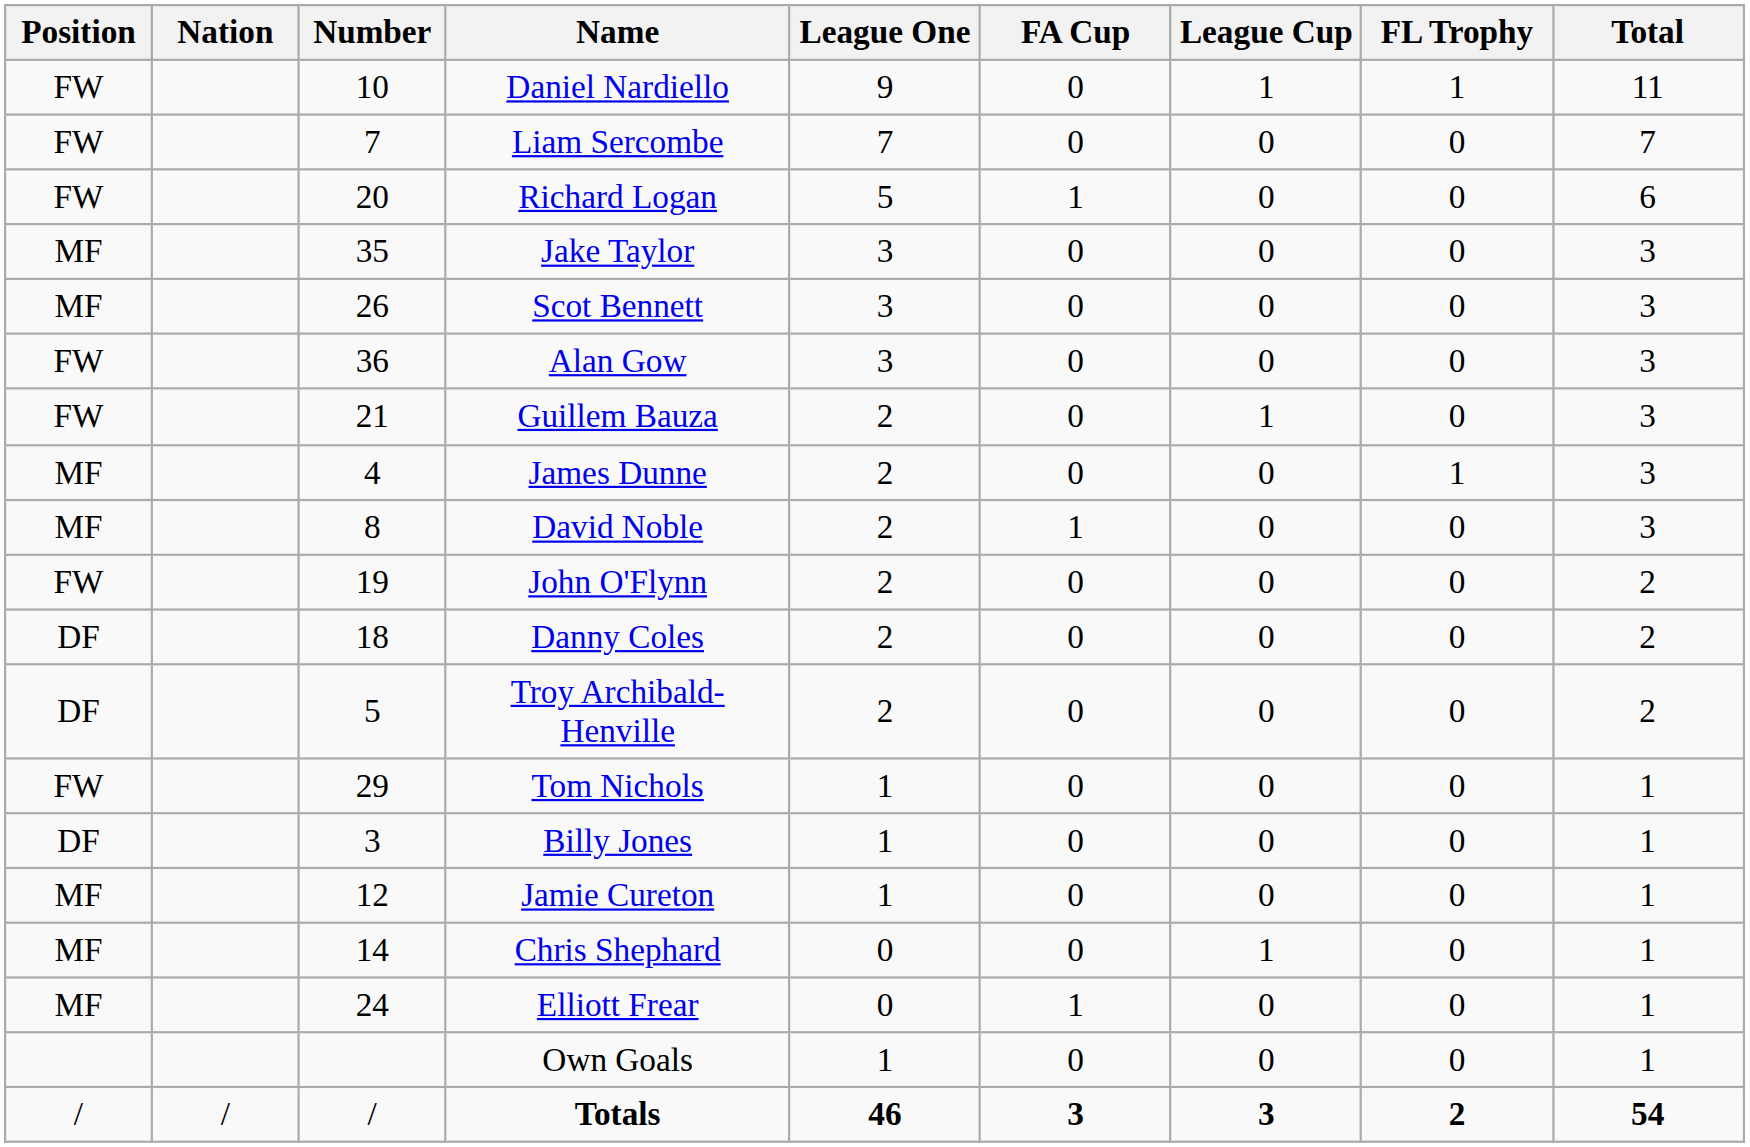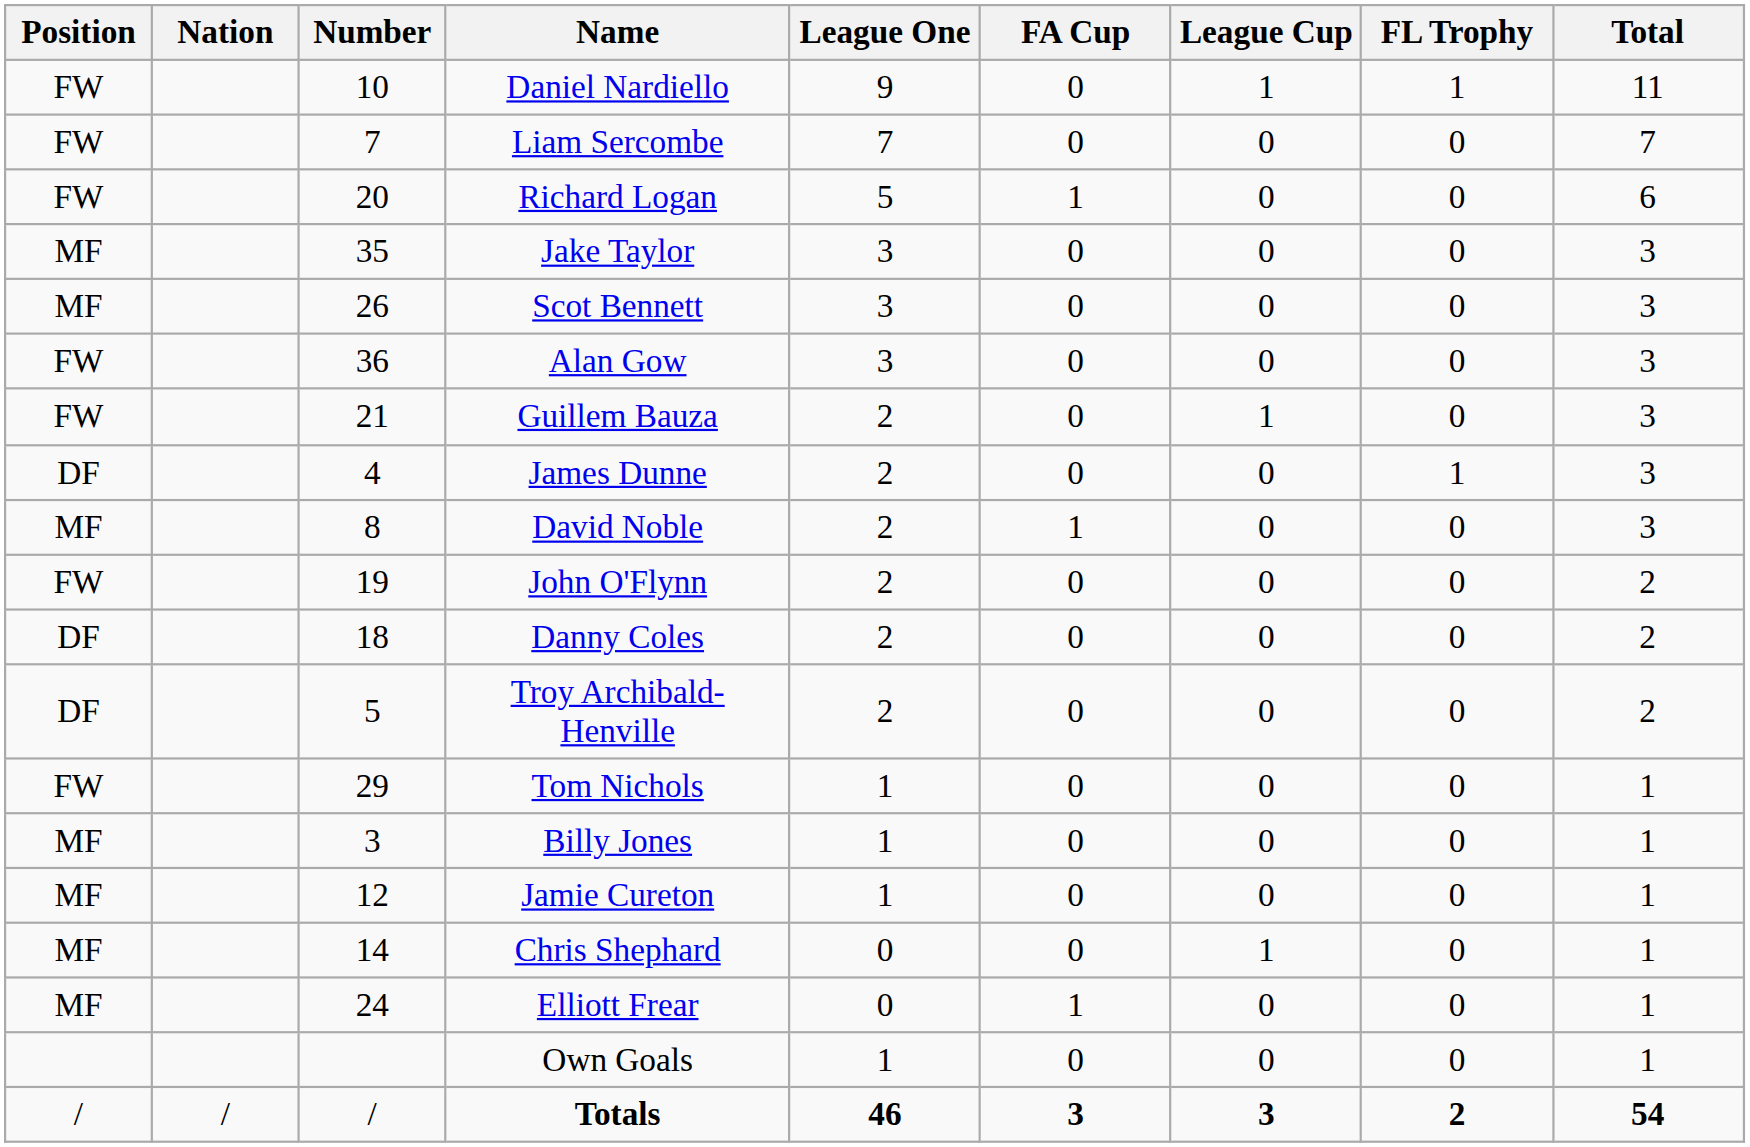(79, 471) MF -> (79, 471) DF
(79, 839) DF -> (79, 839) MF
